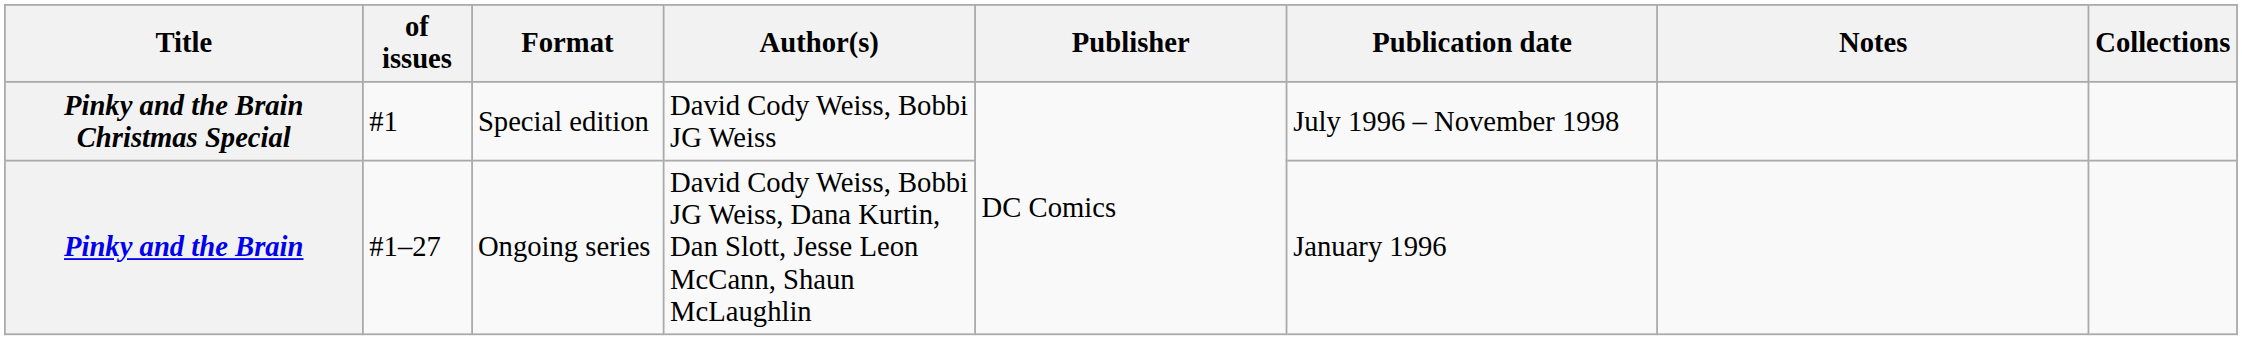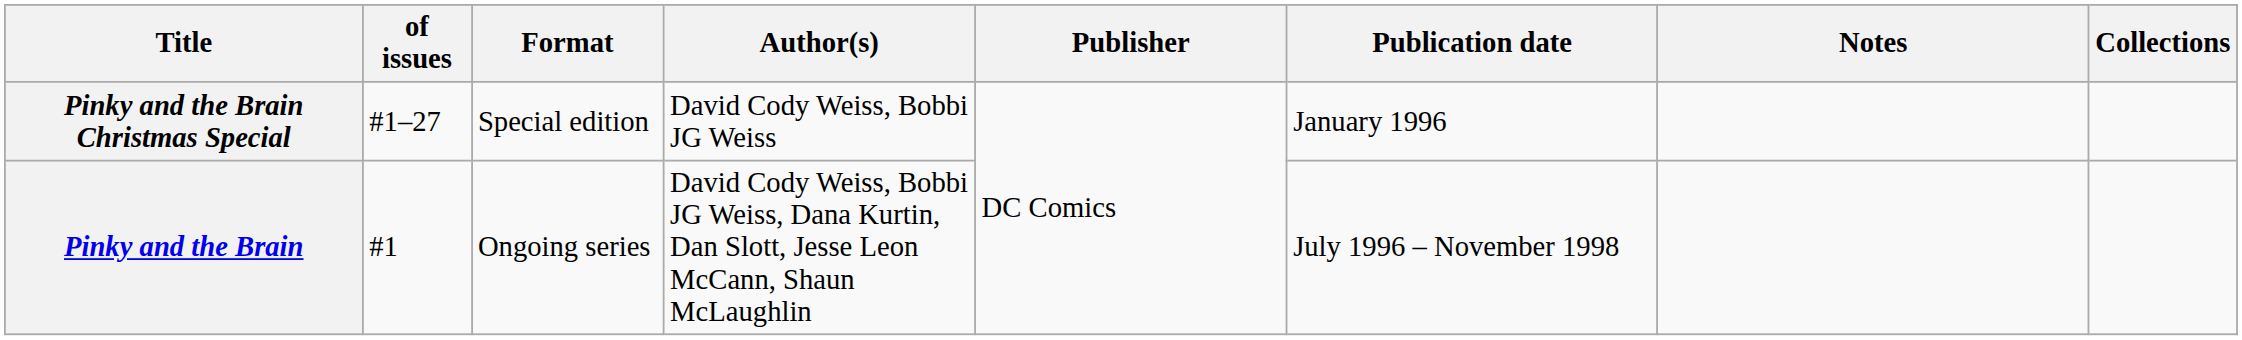(384, 120) #1 -> (405, 120) #1–27
(1456, 120) July 1996 – November 1998 -> (1370, 120) January 1996
(405, 246) #1–27 -> (384, 246) #1
(1370, 246) January 1996 -> (1456, 246) July 1996 – November 1998
